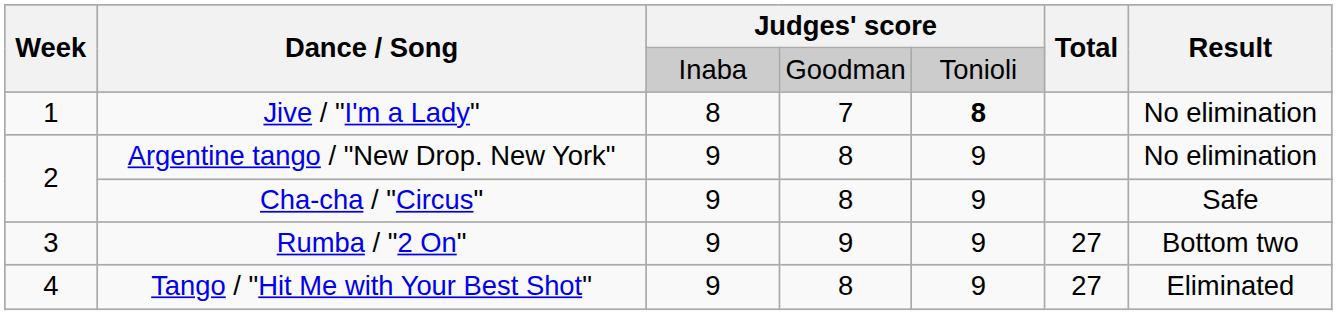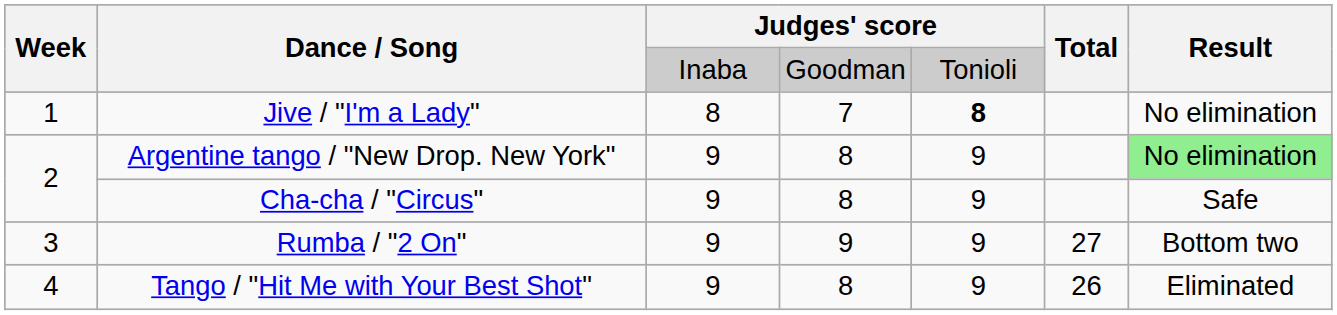(1230, 156) no background -> (1230, 156) lightgreen background
(1086, 286) 27 -> (1086, 286) 26
